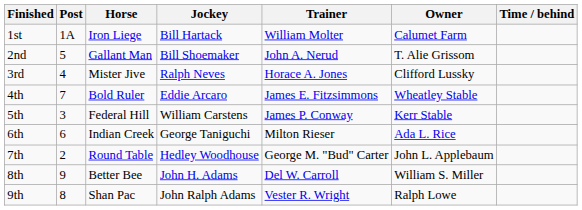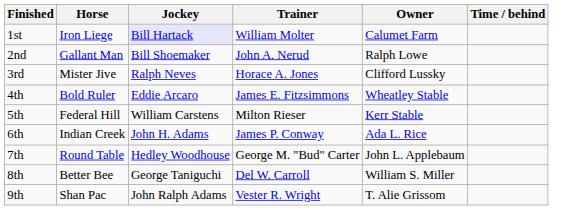- column: (71, 14)
(191, 34) no background -> (162, 34) lavender background
(434, 54) T. Alie Grissom -> (396, 54) Ralph Lowe
(309, 114) James P. Conway -> (271, 114) Milton Rieser
(205, 134) George Taniguchi -> (170, 134) John H. Adams
(300, 134) Milton Rieser -> (280, 134) James P. Conway
(199, 174) John H. Adams -> (176, 174) George Taniguchi
(425, 194) Ralph Lowe -> (405, 194) T. Alie Grissom
